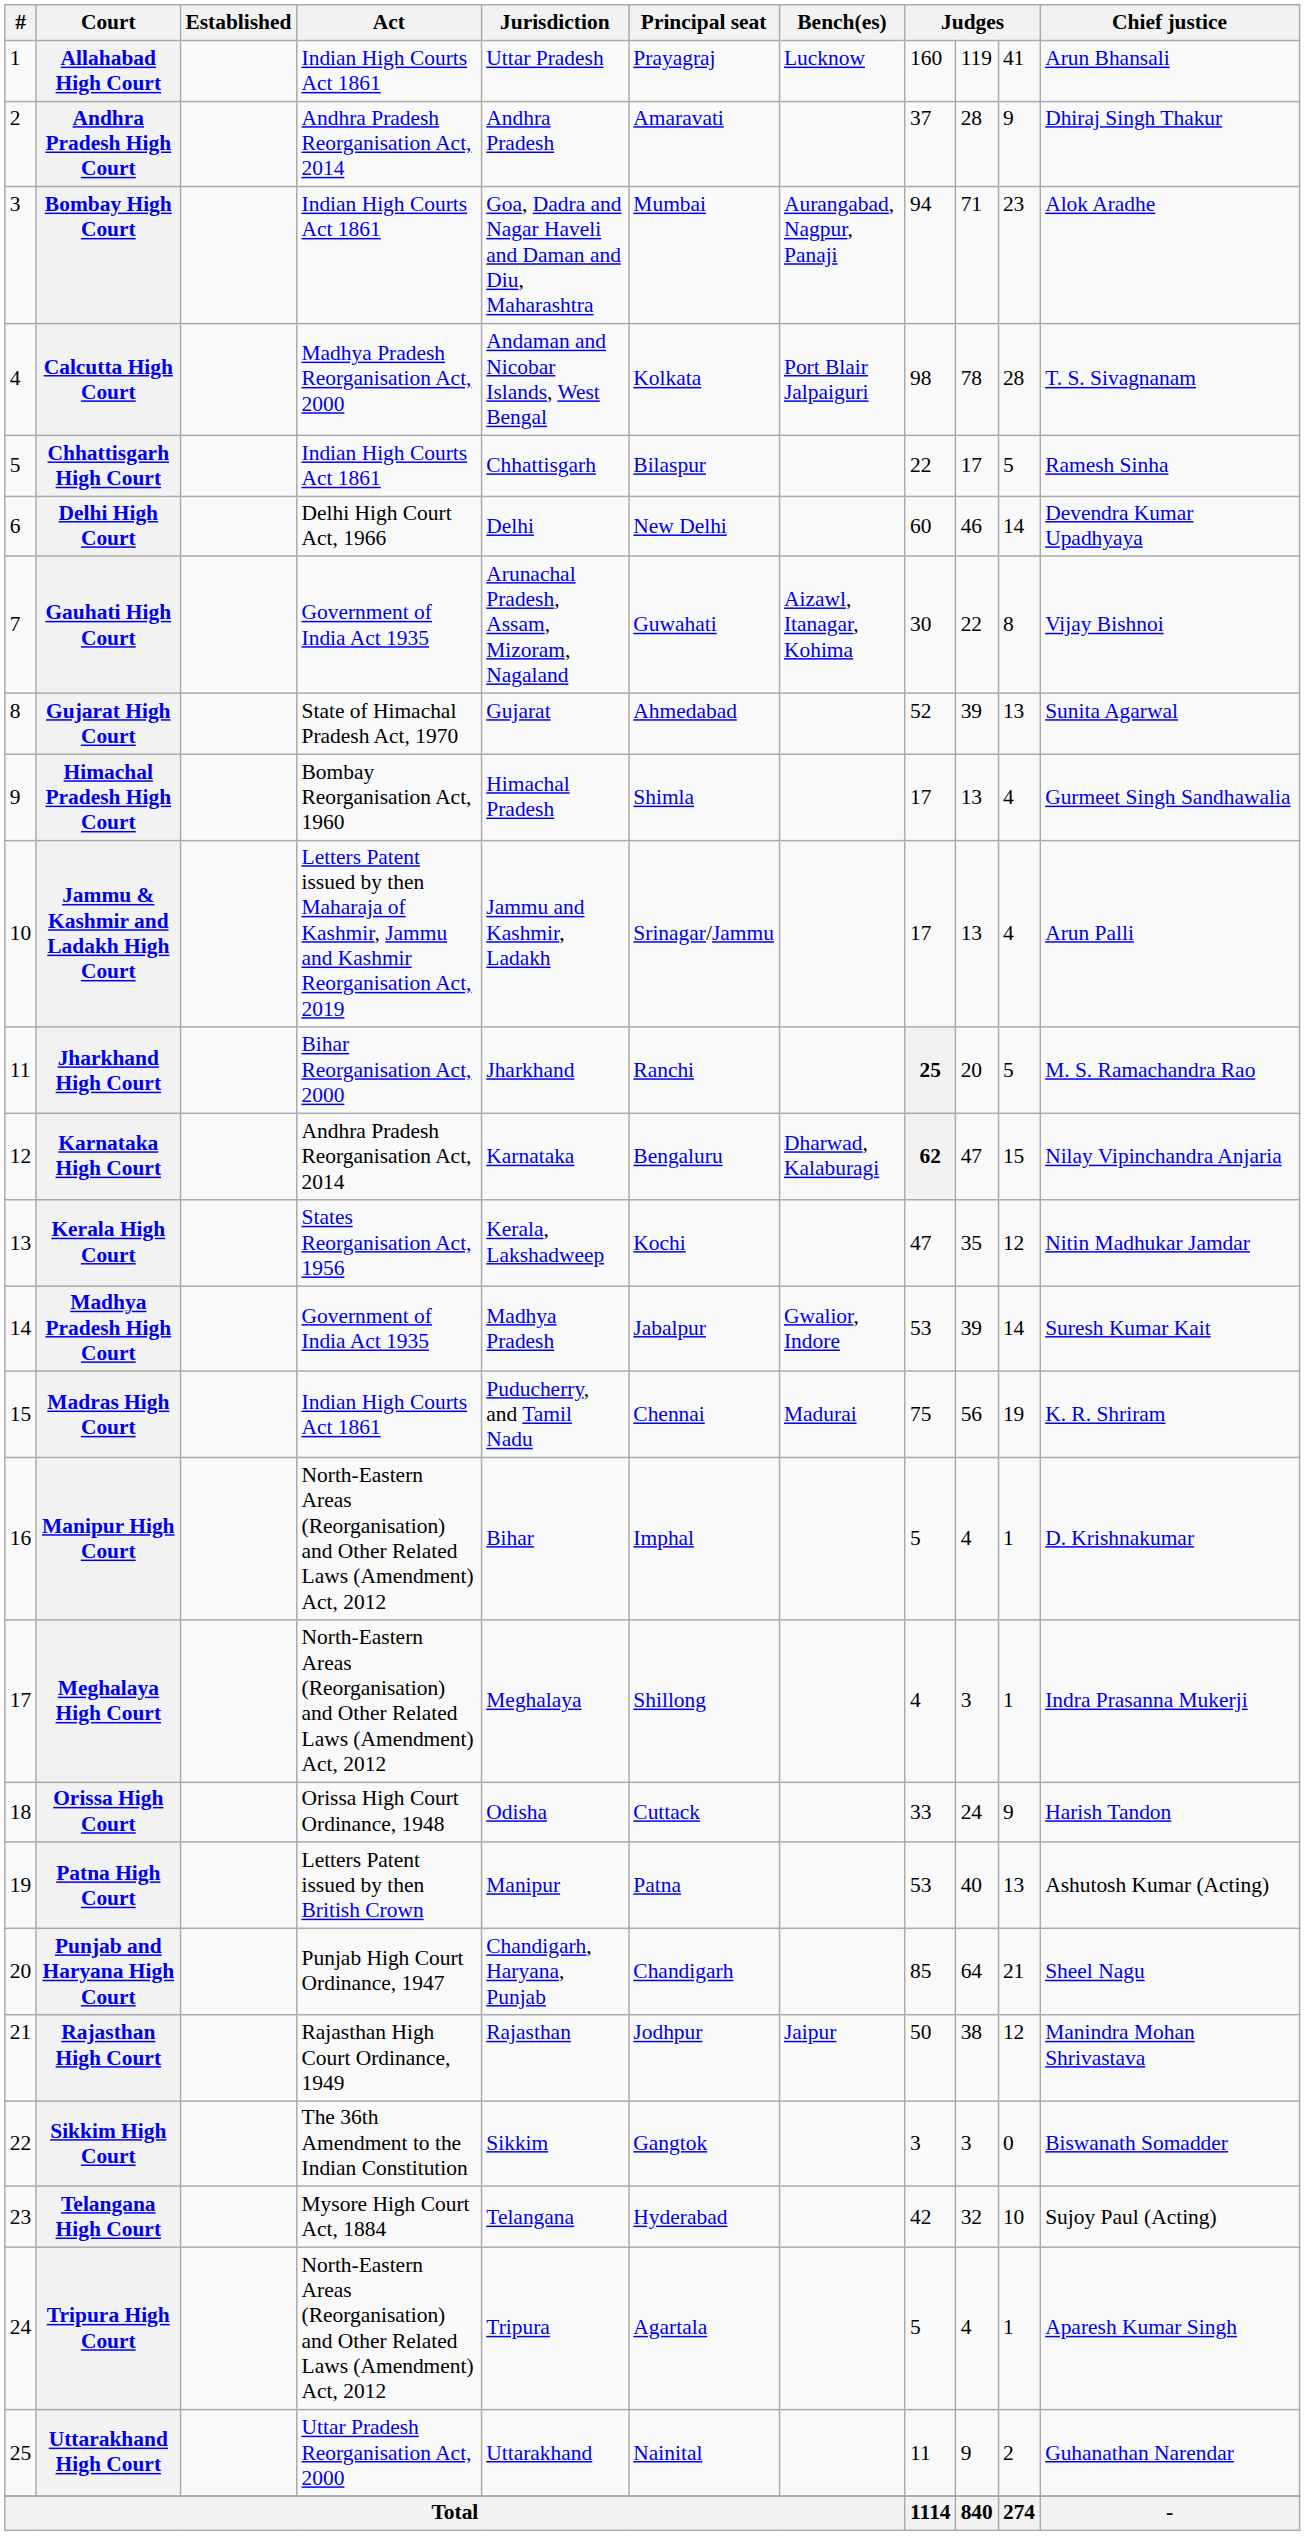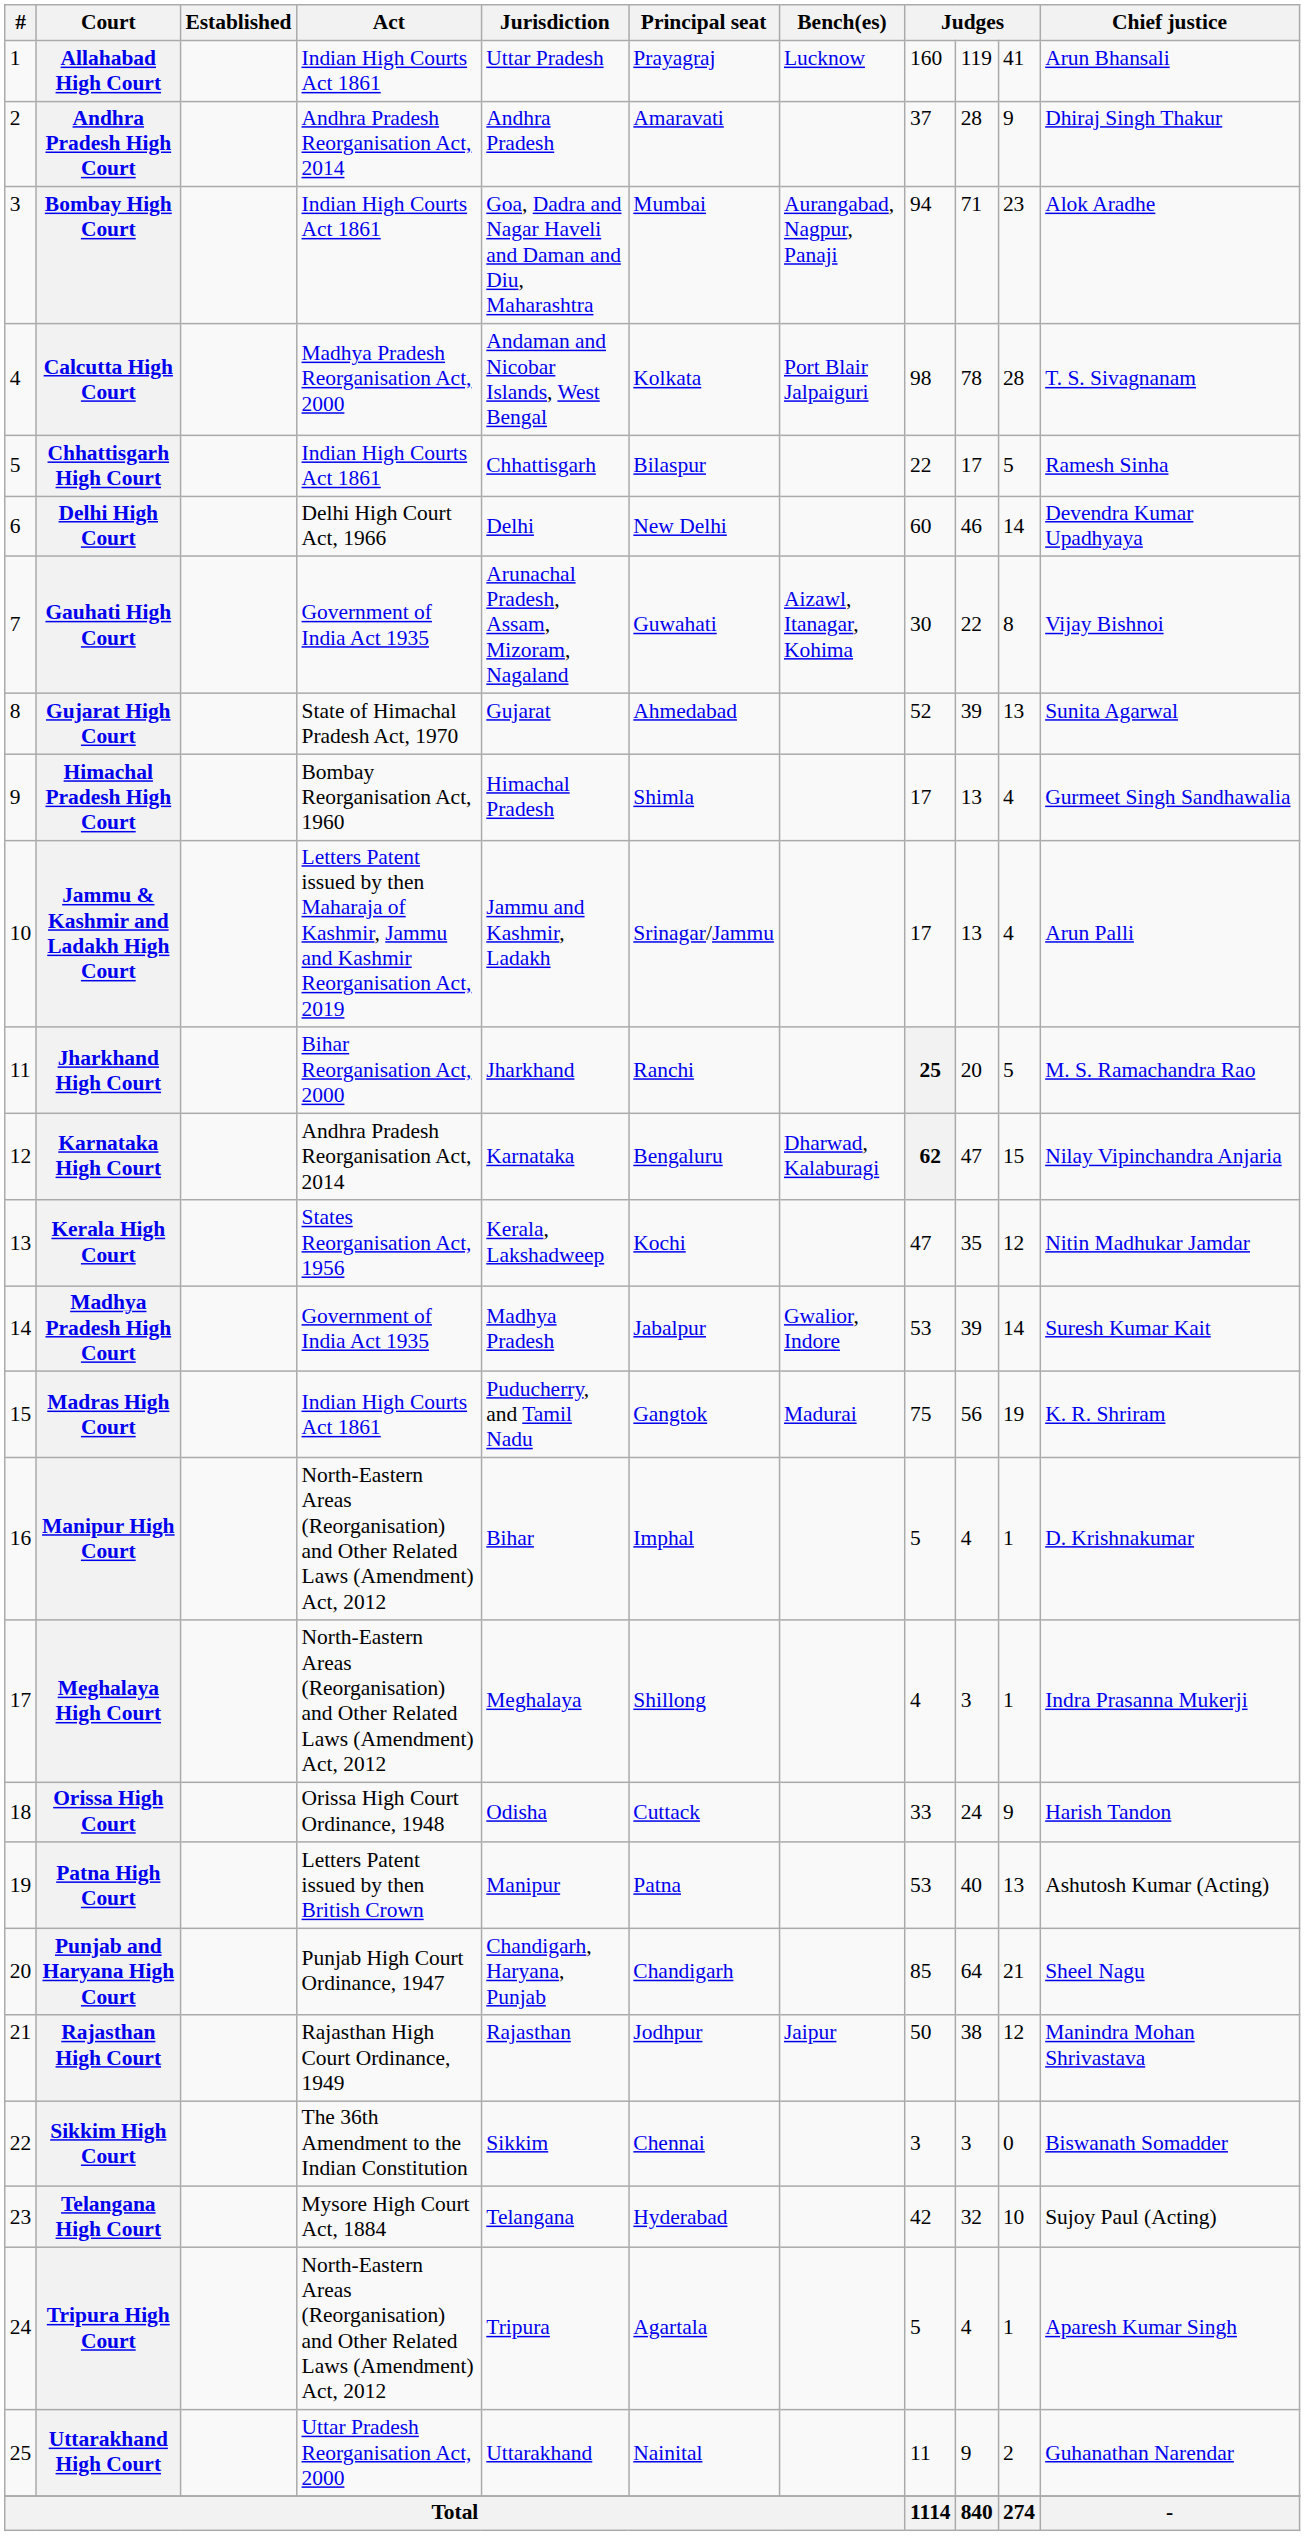(669, 1414) Chennai -> (670, 1414) Gangtok
(670, 2143) Gangtok -> (669, 2143) Chennai
